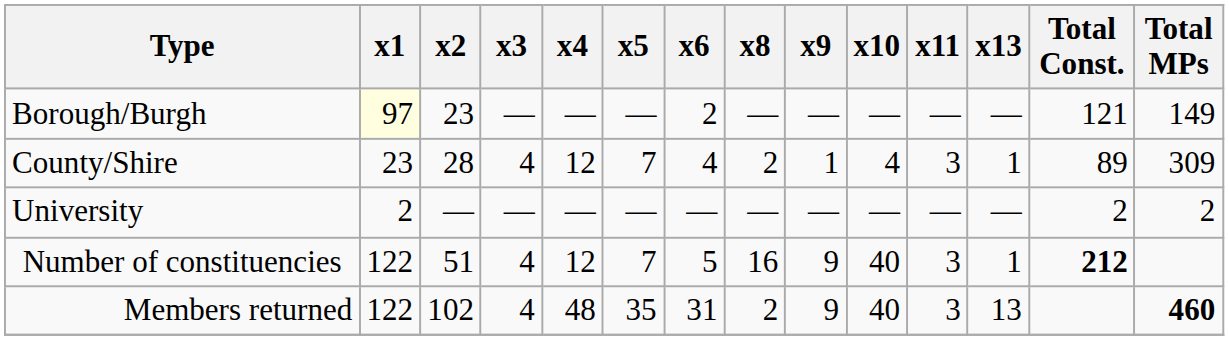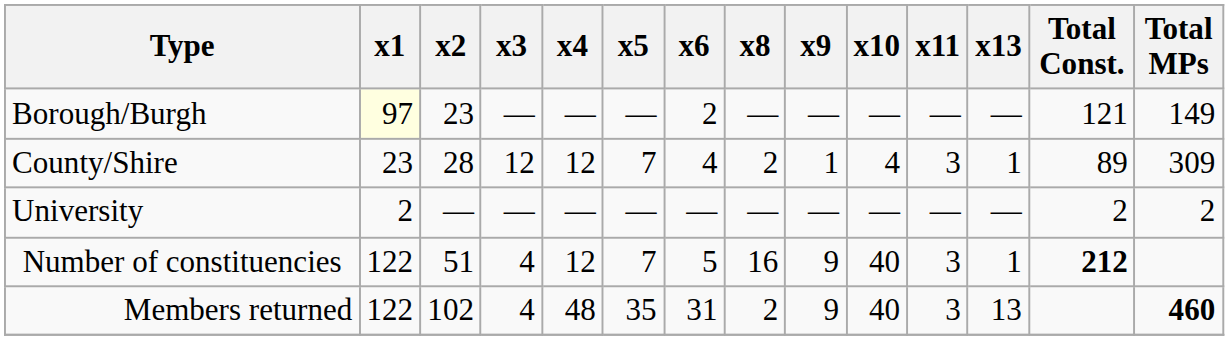(527, 162) 4 -> (519, 162) 12
